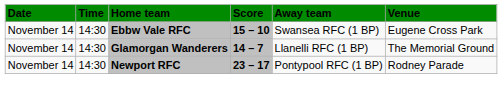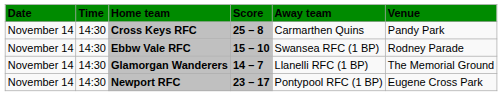+ row: (154, 30)
(435, 30) Eugene Cross Park -> (426, 48) Rodney Parade
(426, 65) Rodney Parade -> (435, 82) Eugene Cross Park
